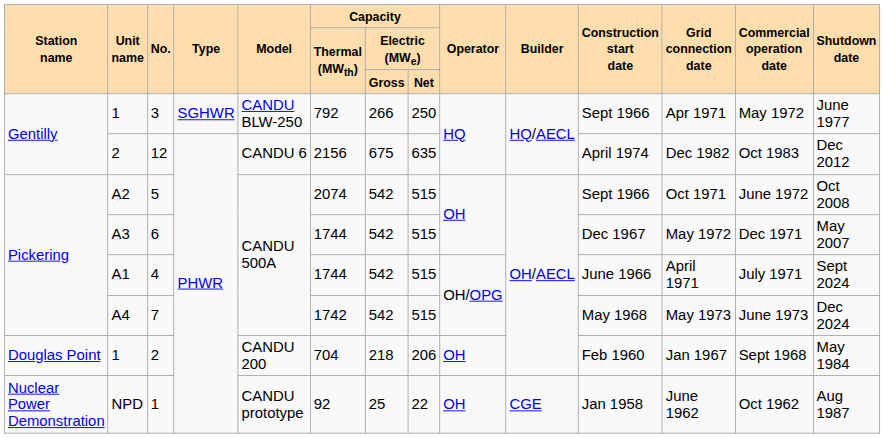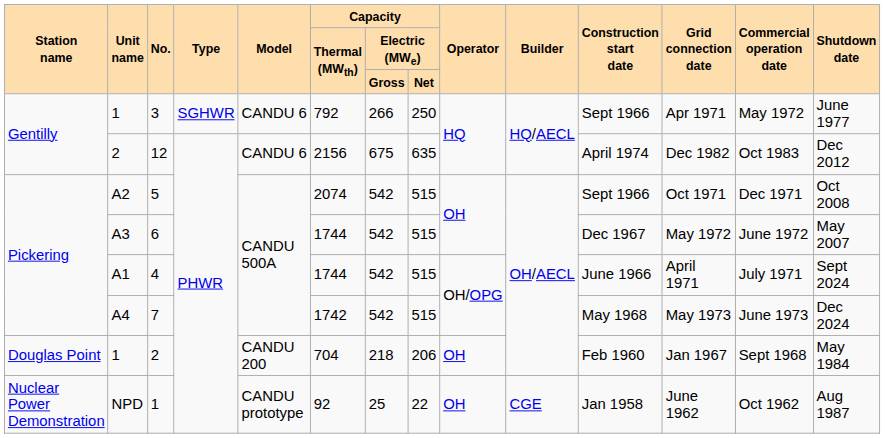(272, 113) CANDU BLW-250 -> (274, 113) CANDU 6
(773, 194) June 1972 -> (771, 194) Dec 1971
(771, 234) Dec 1971 -> (773, 234) June 1972
